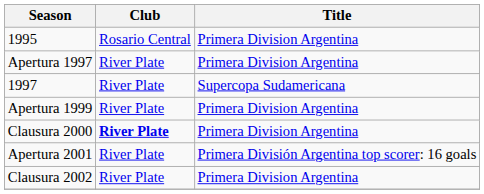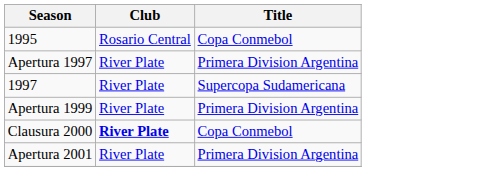(278, 39) Primera Division Argentina -> (245, 39) Copa Conmebol
(278, 131) Primera Division Argentina -> (245, 131) Copa Conmebol
(337, 154) Primera División Argentina top scorer: 16 goals -> (278, 154) Primera Division Argentina
- row: (50, 177)
